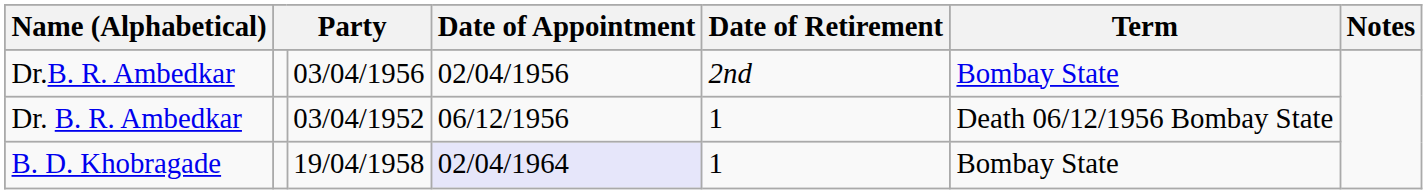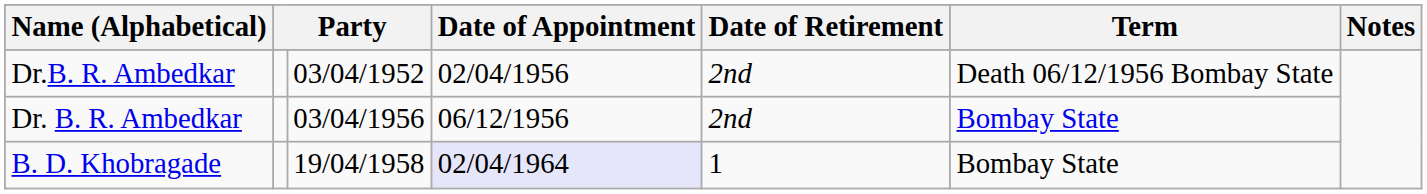(359, 73) 03/04/1956 -> (359, 73) 03/04/1952
(1038, 73) Bombay State -> (1145, 73) Death 06/12/1956 Bombay State
(359, 118) 03/04/1952 -> (359, 118) 03/04/1956
(716, 118) 1 -> (730, 118) 2nd
(1145, 118) Death 06/12/1956 Bombay State -> (1038, 118) Bombay State
